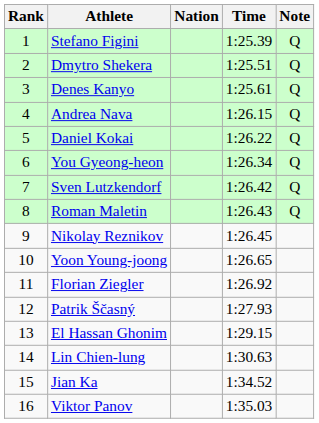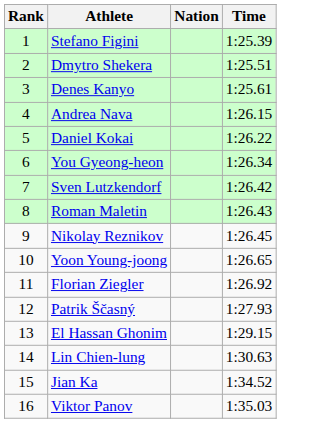- column: (295, 16)
